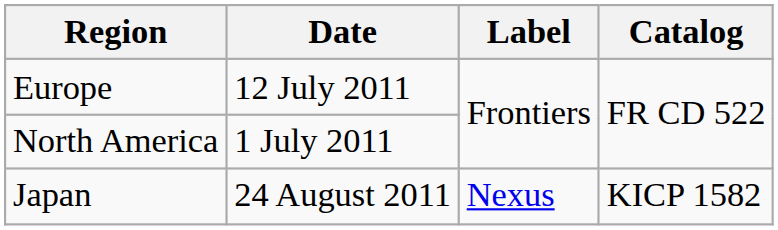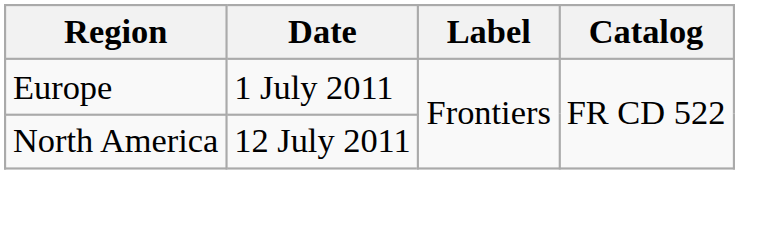(322, 86) 12 July 2011 -> (314, 86) 1 July 2011
(314, 140) 1 July 2011 -> (322, 140) 12 July 2011
- row: (52, 195)
